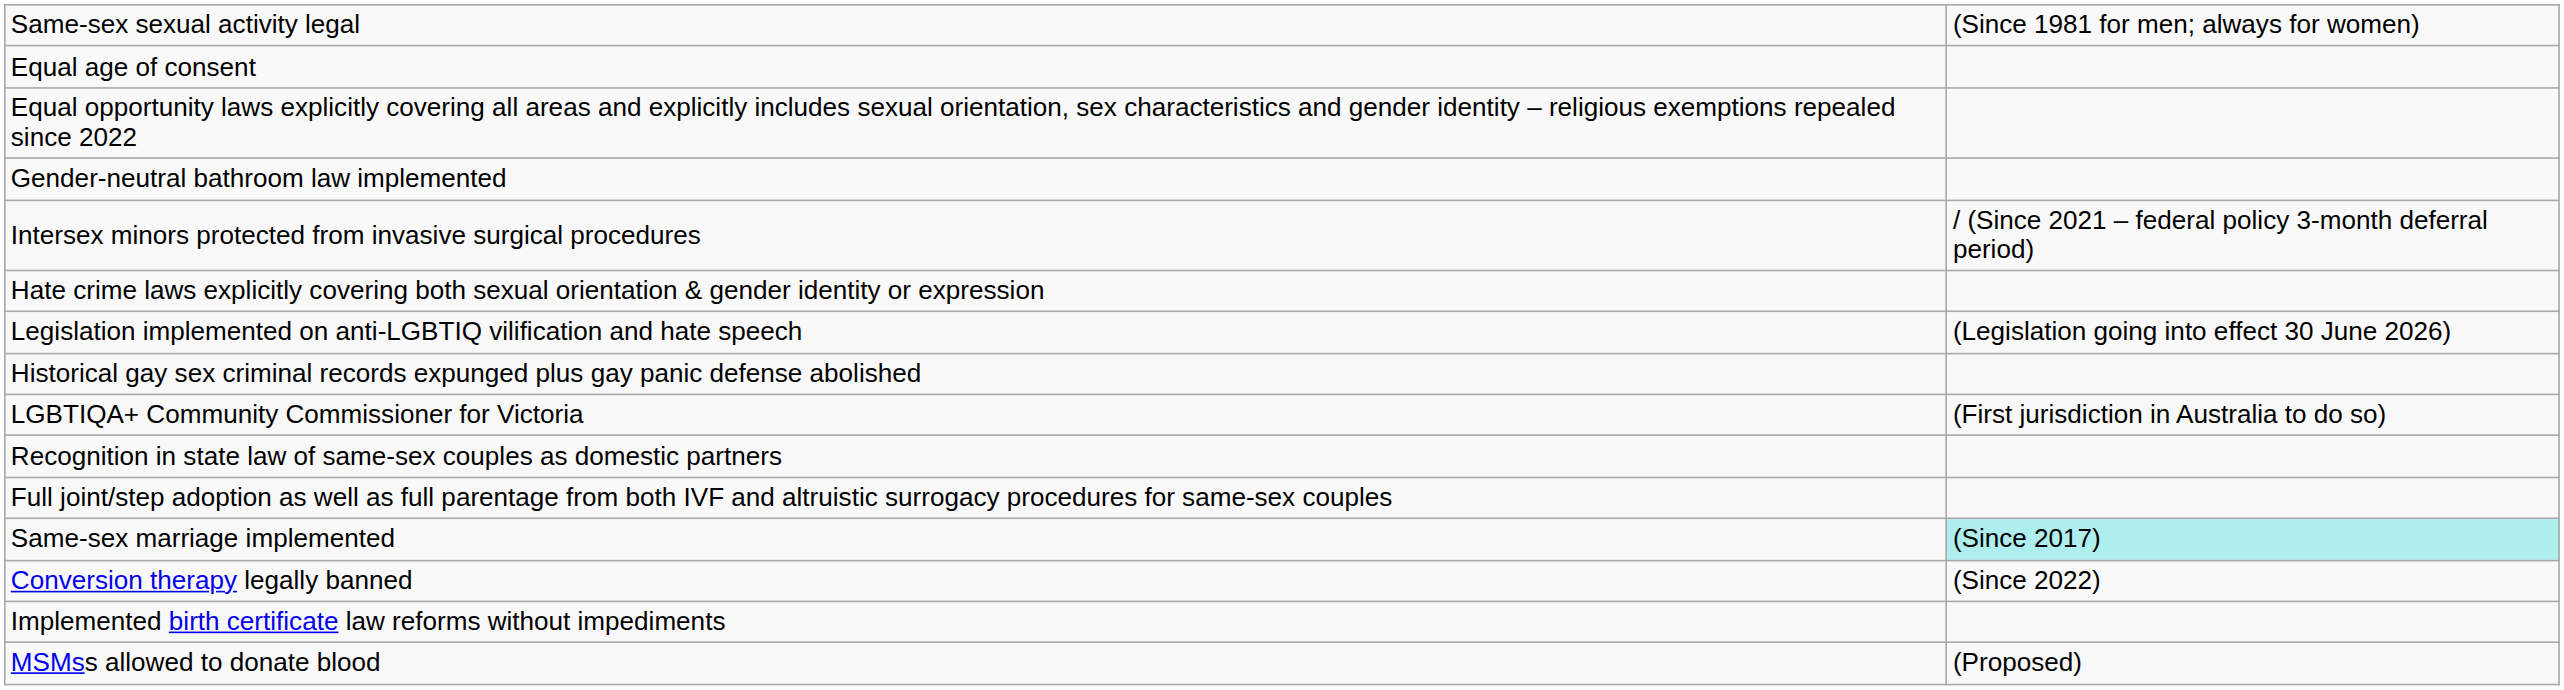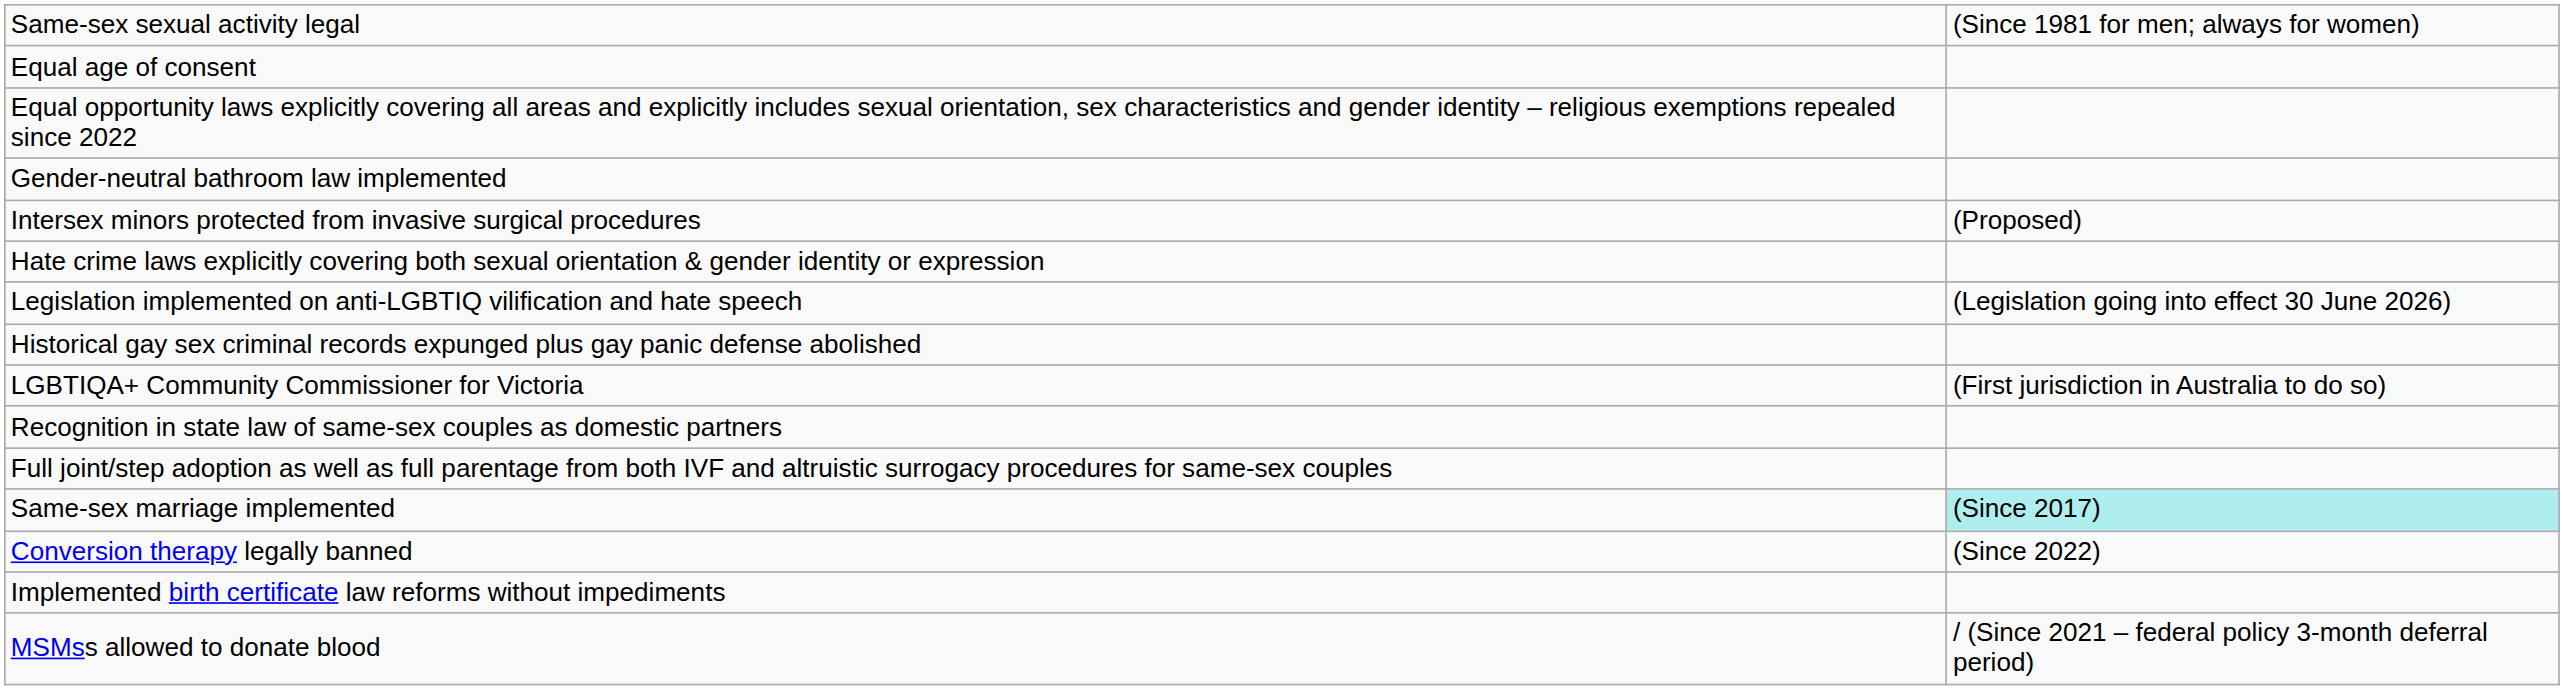(2220, 234) / (Since 2021 – federal policy 3-month deferral period) -> (2017, 219) (Proposed)
(2017, 662) (Proposed) -> (2220, 648) / (Since 2021 – federal policy 3-month deferral period)
